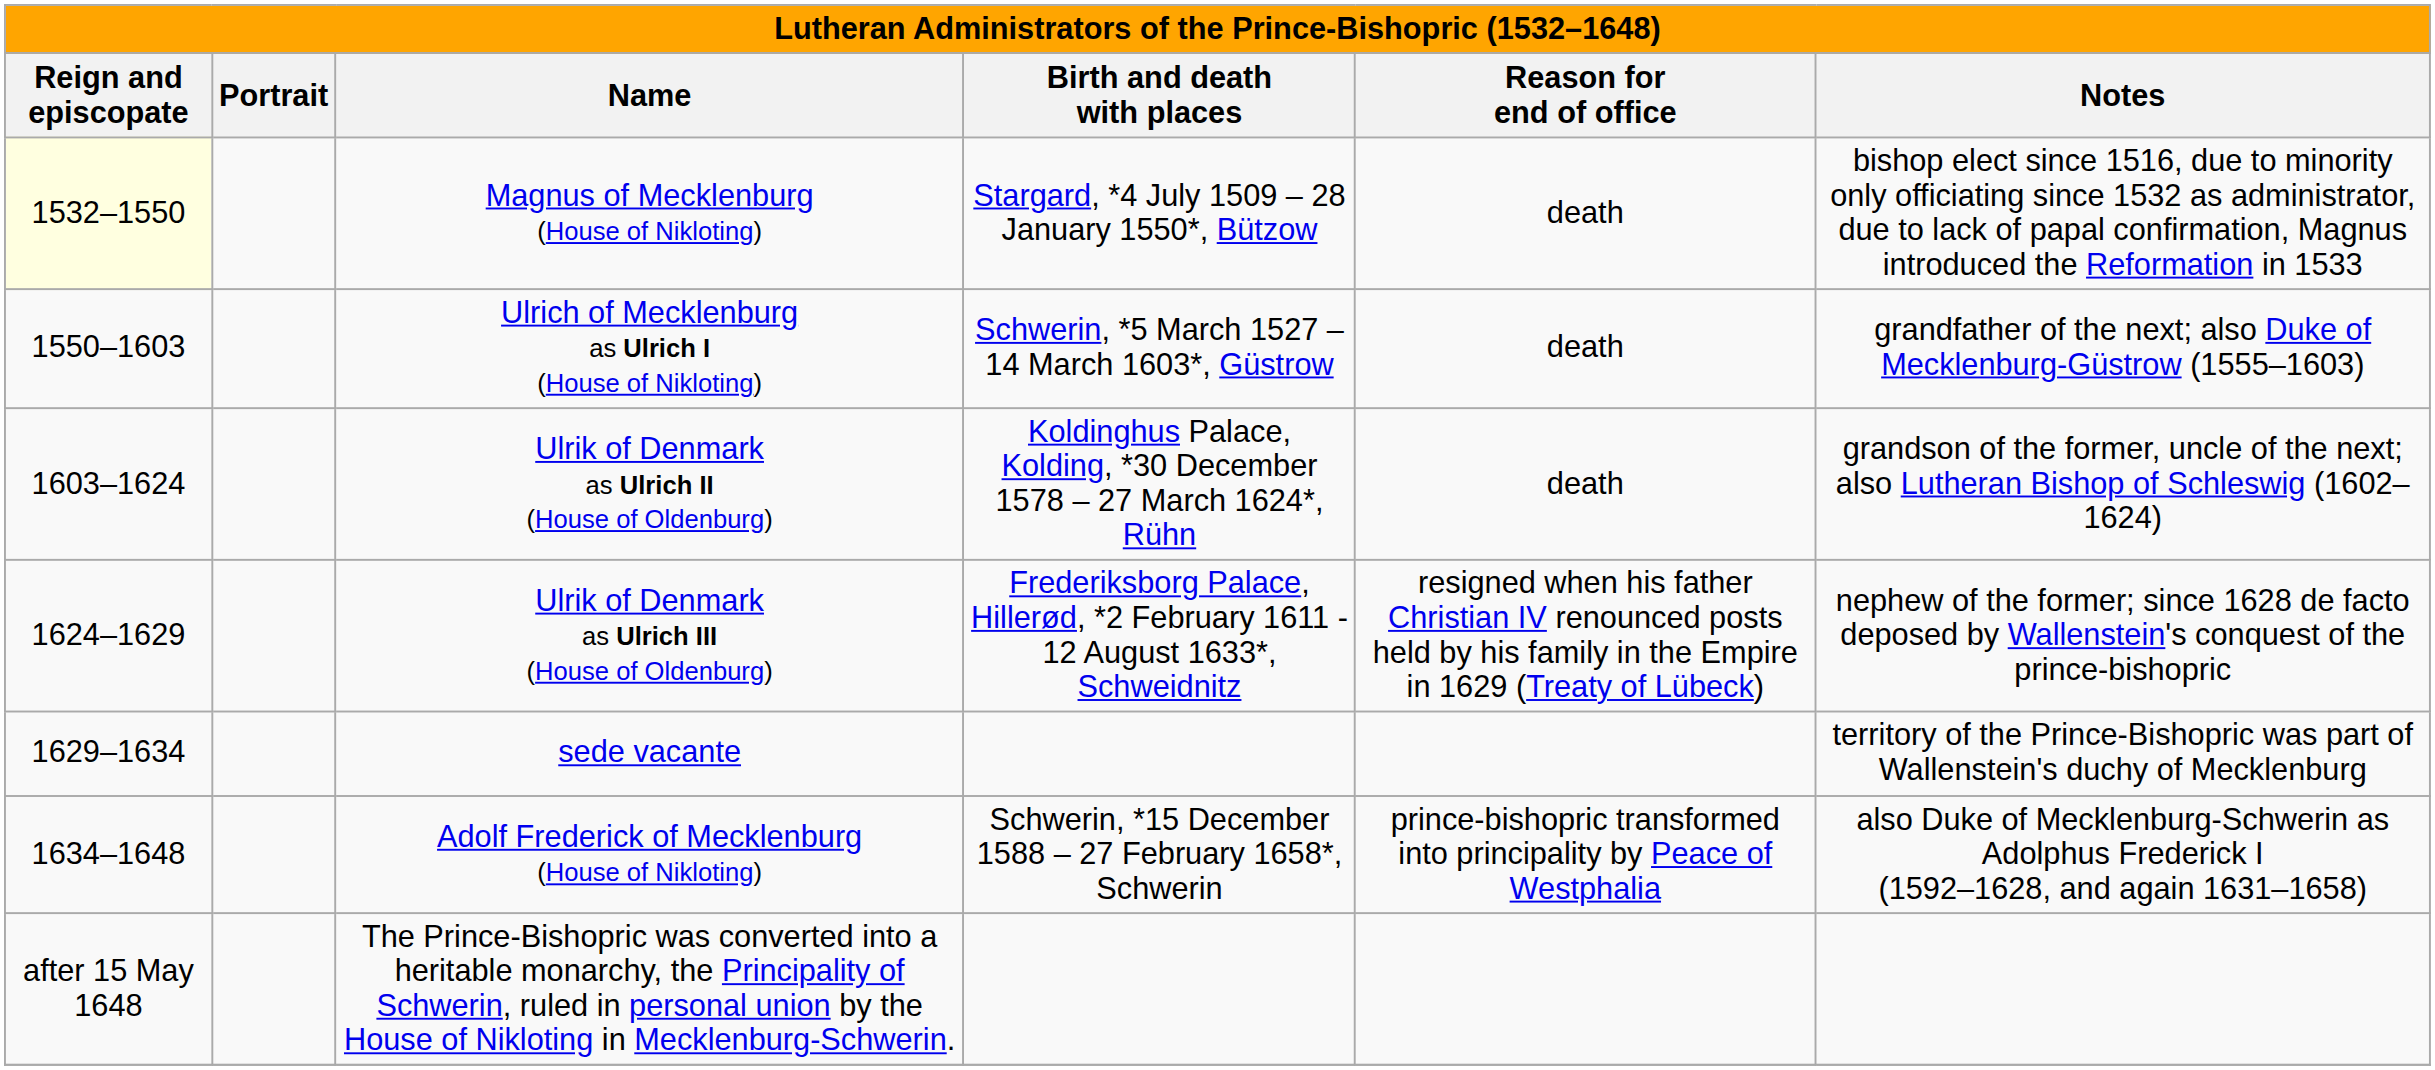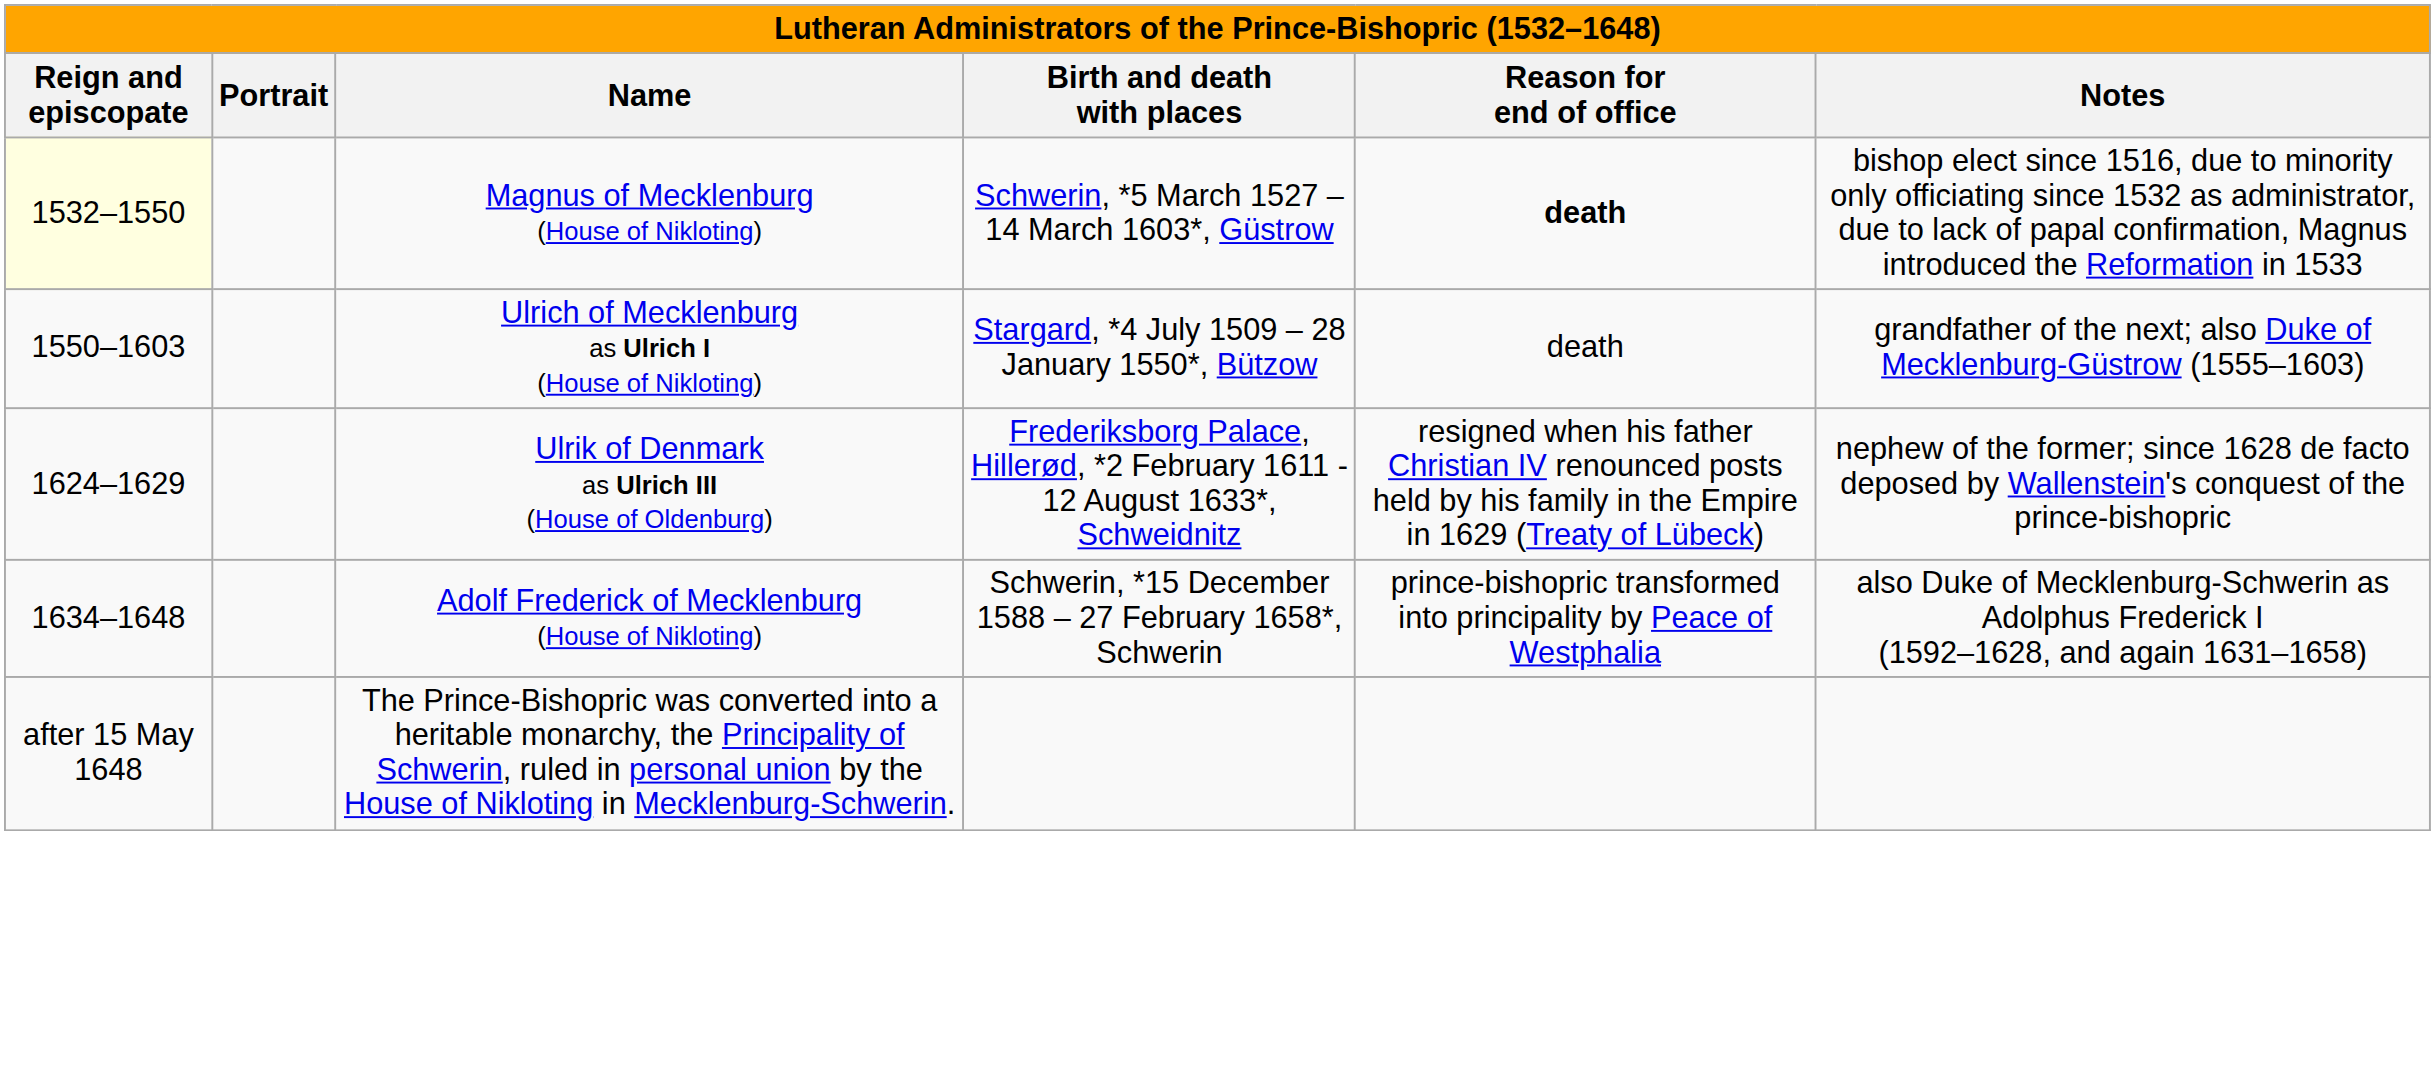(1159, 212) Stargard, *4 July 1509 – 28 January 1550*, Bützow -> (1159, 212) Schwerin, *5 March 1527 – 14 March 1603*, Güstrow
(1585, 212) normal -> (1585, 212) bold
(1159, 347) Schwerin, *5 March 1527 – 14 March 1603*, Güstrow -> (1159, 347) Stargard, *4 July 1509 – 28 January 1550*, Bützow
- row: (650, 482)
- row: (650, 753)
